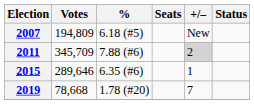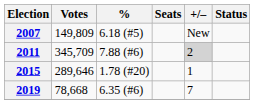(74, 33) 194,809 -> (74, 33) 149,809
(121, 71) 6.35 (#6) -> (124, 71) 1.78 (#20)
(124, 90) 1.78 (#20) -> (121, 90) 6.35 (#6)
